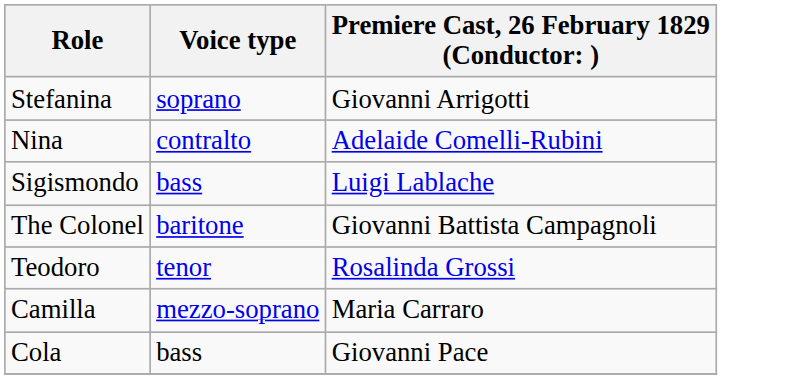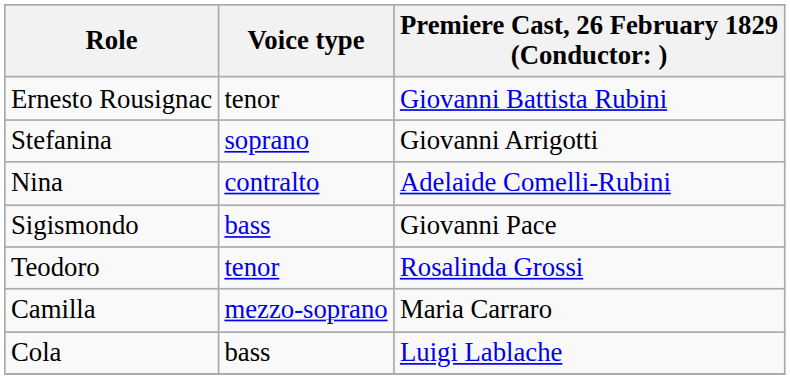+ row: (112, 98)
(413, 182) Luigi Lablache -> (478, 225) Giovanni Pace
- row: (77, 225)
(410, 352) Giovanni Pace -> (481, 352) Luigi Lablache
